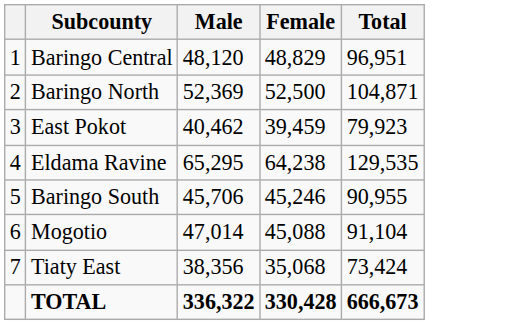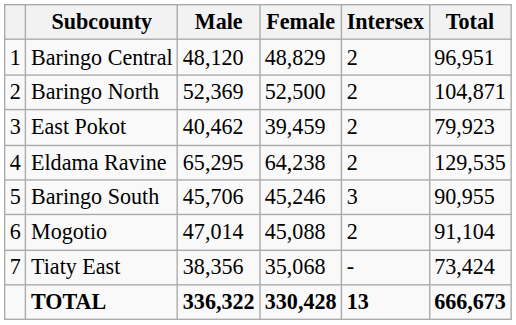+ column: (385, 22)
